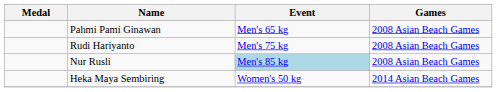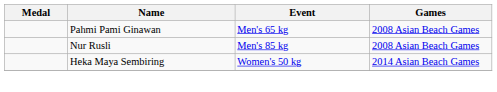- row: (102, 45)
(263, 62) lightblue background -> (263, 45) no background
